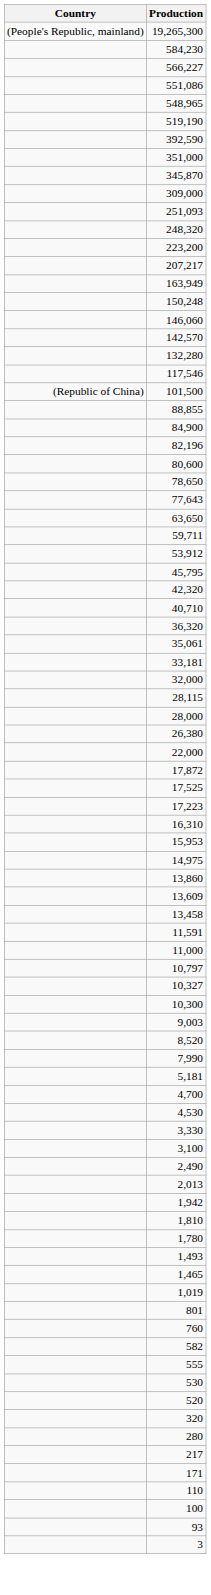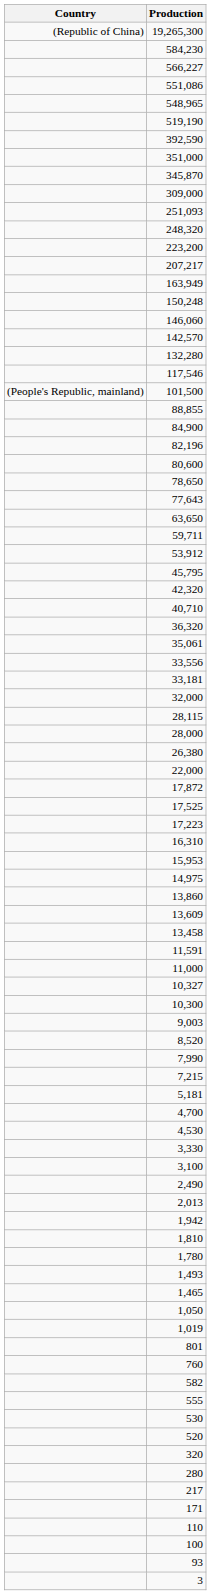(75, 31) (People's Republic, mainland) -> (98, 31) (Republic of China)
(98, 391) (Republic of China) -> (75, 391) (People's Republic, mainland)
+ row: (187, 662)
- row: (187, 968)
+ row: (190, 1076)
+ row: (190, 1310)
